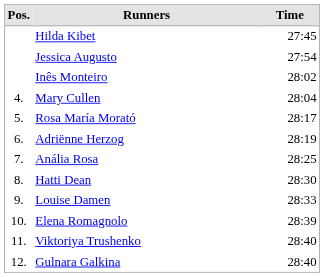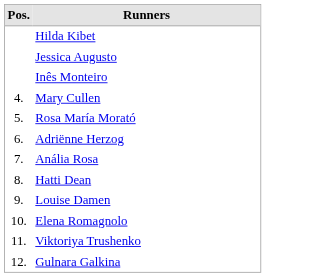- column: (290, 15)
